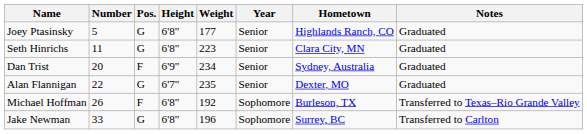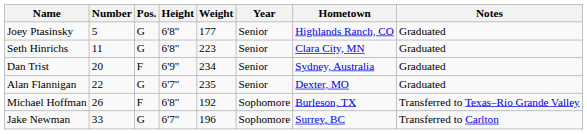(170, 119) 6'8" -> (170, 119) 6'7"
